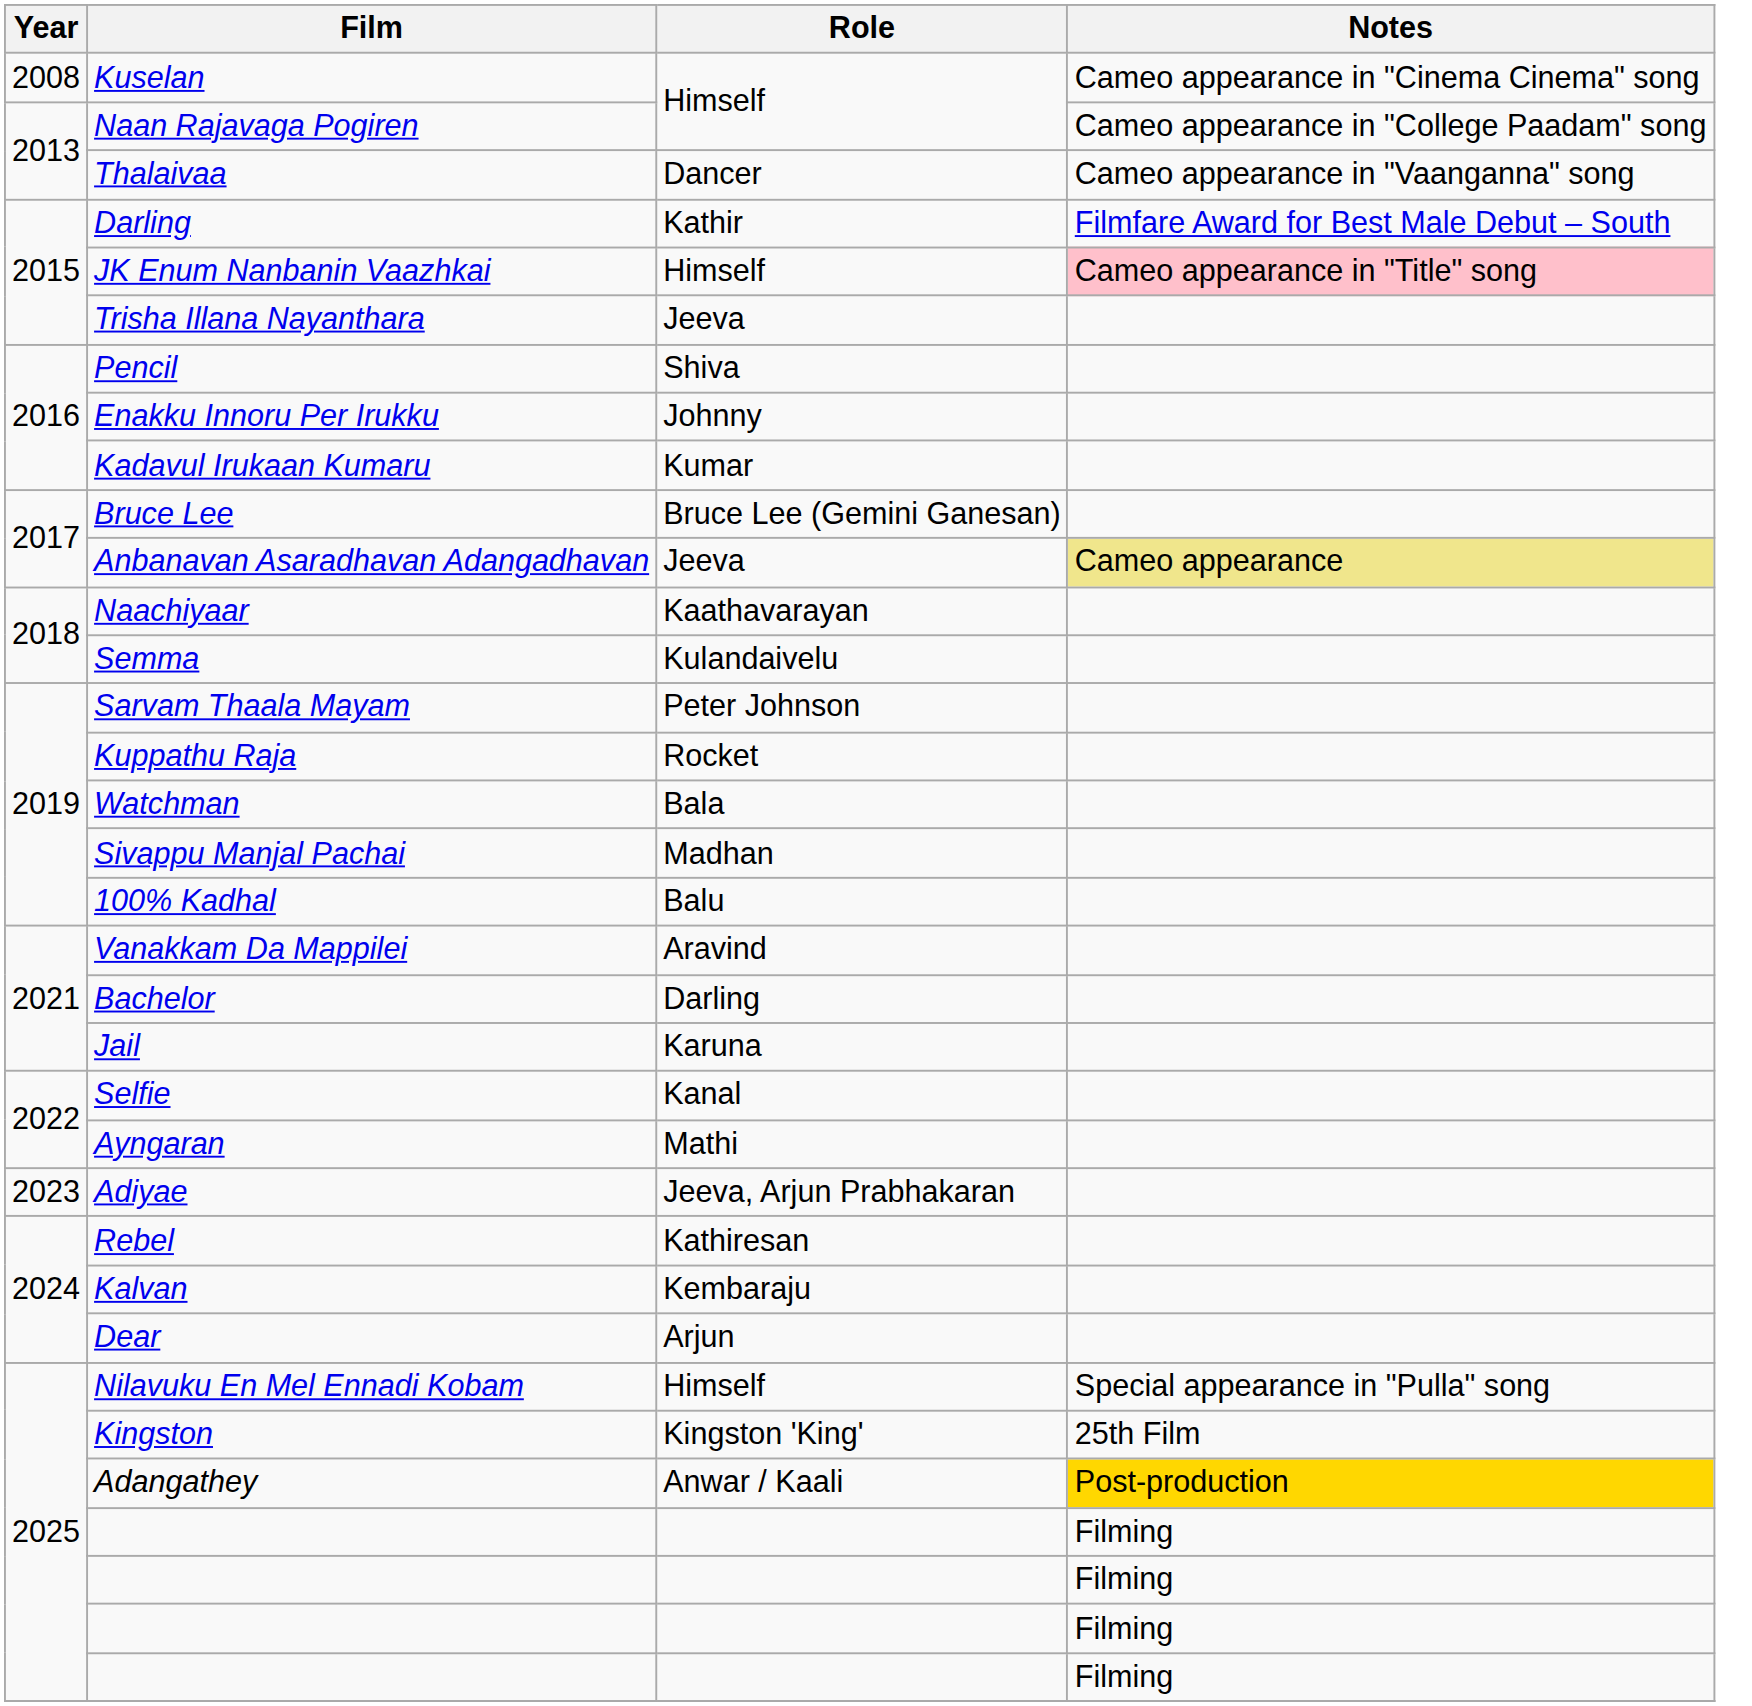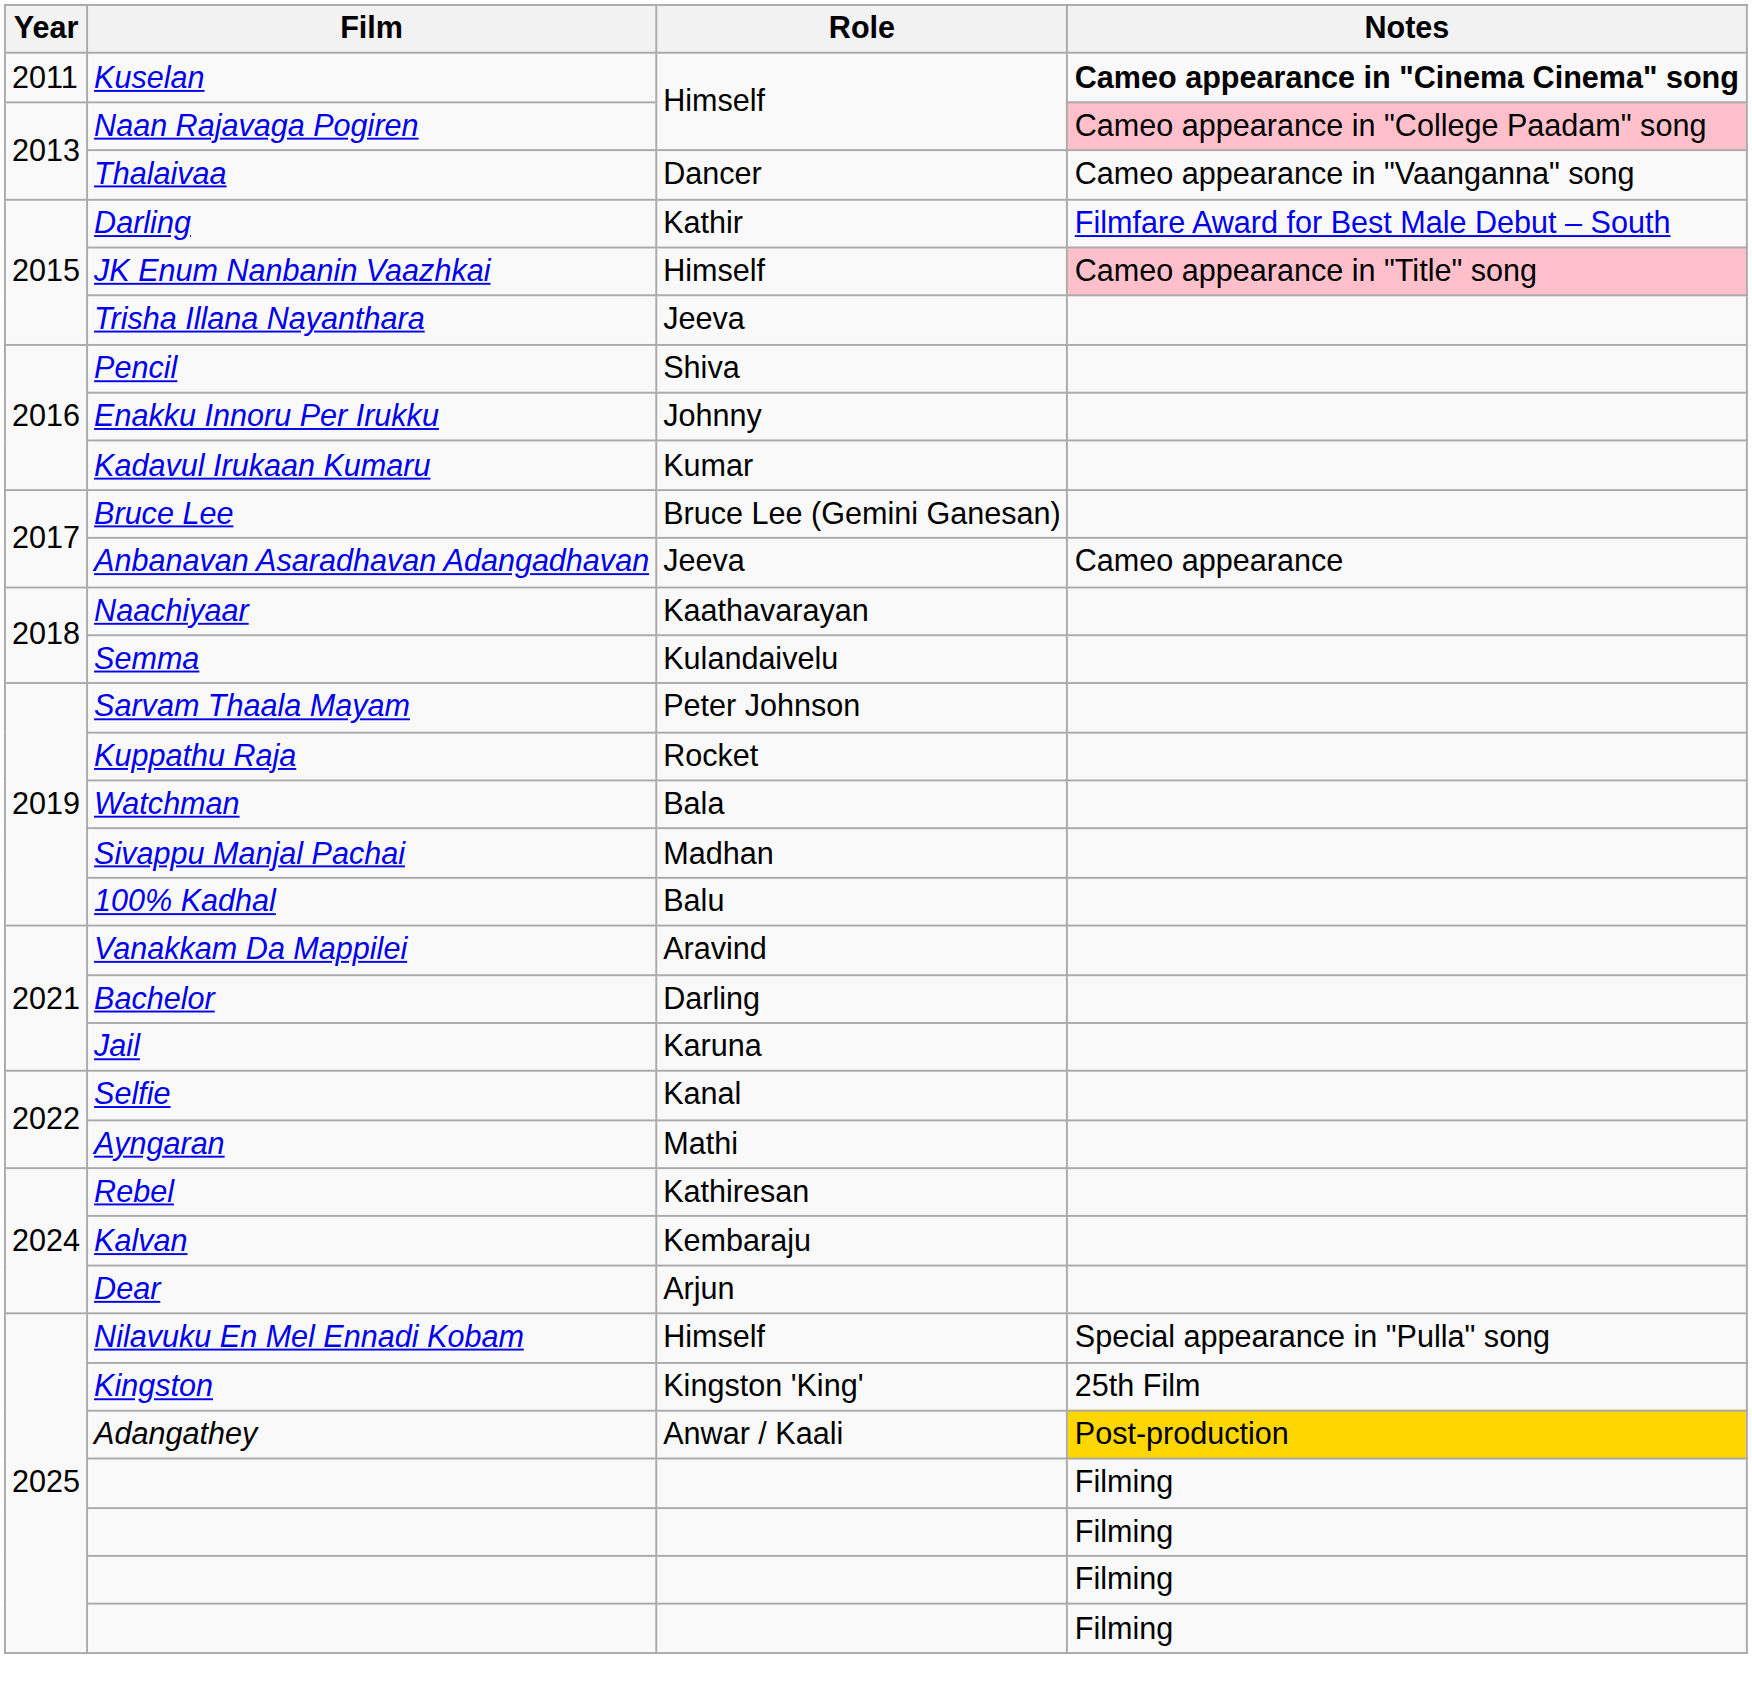(46, 77) 2008 -> (45, 77) 2011
(1387, 77) normal -> (1407, 77) bold
(1391, 125) no background -> (1391, 125) pink background
(1209, 561) khaki background -> (1209, 561) no background
- row: (141, 1191)
